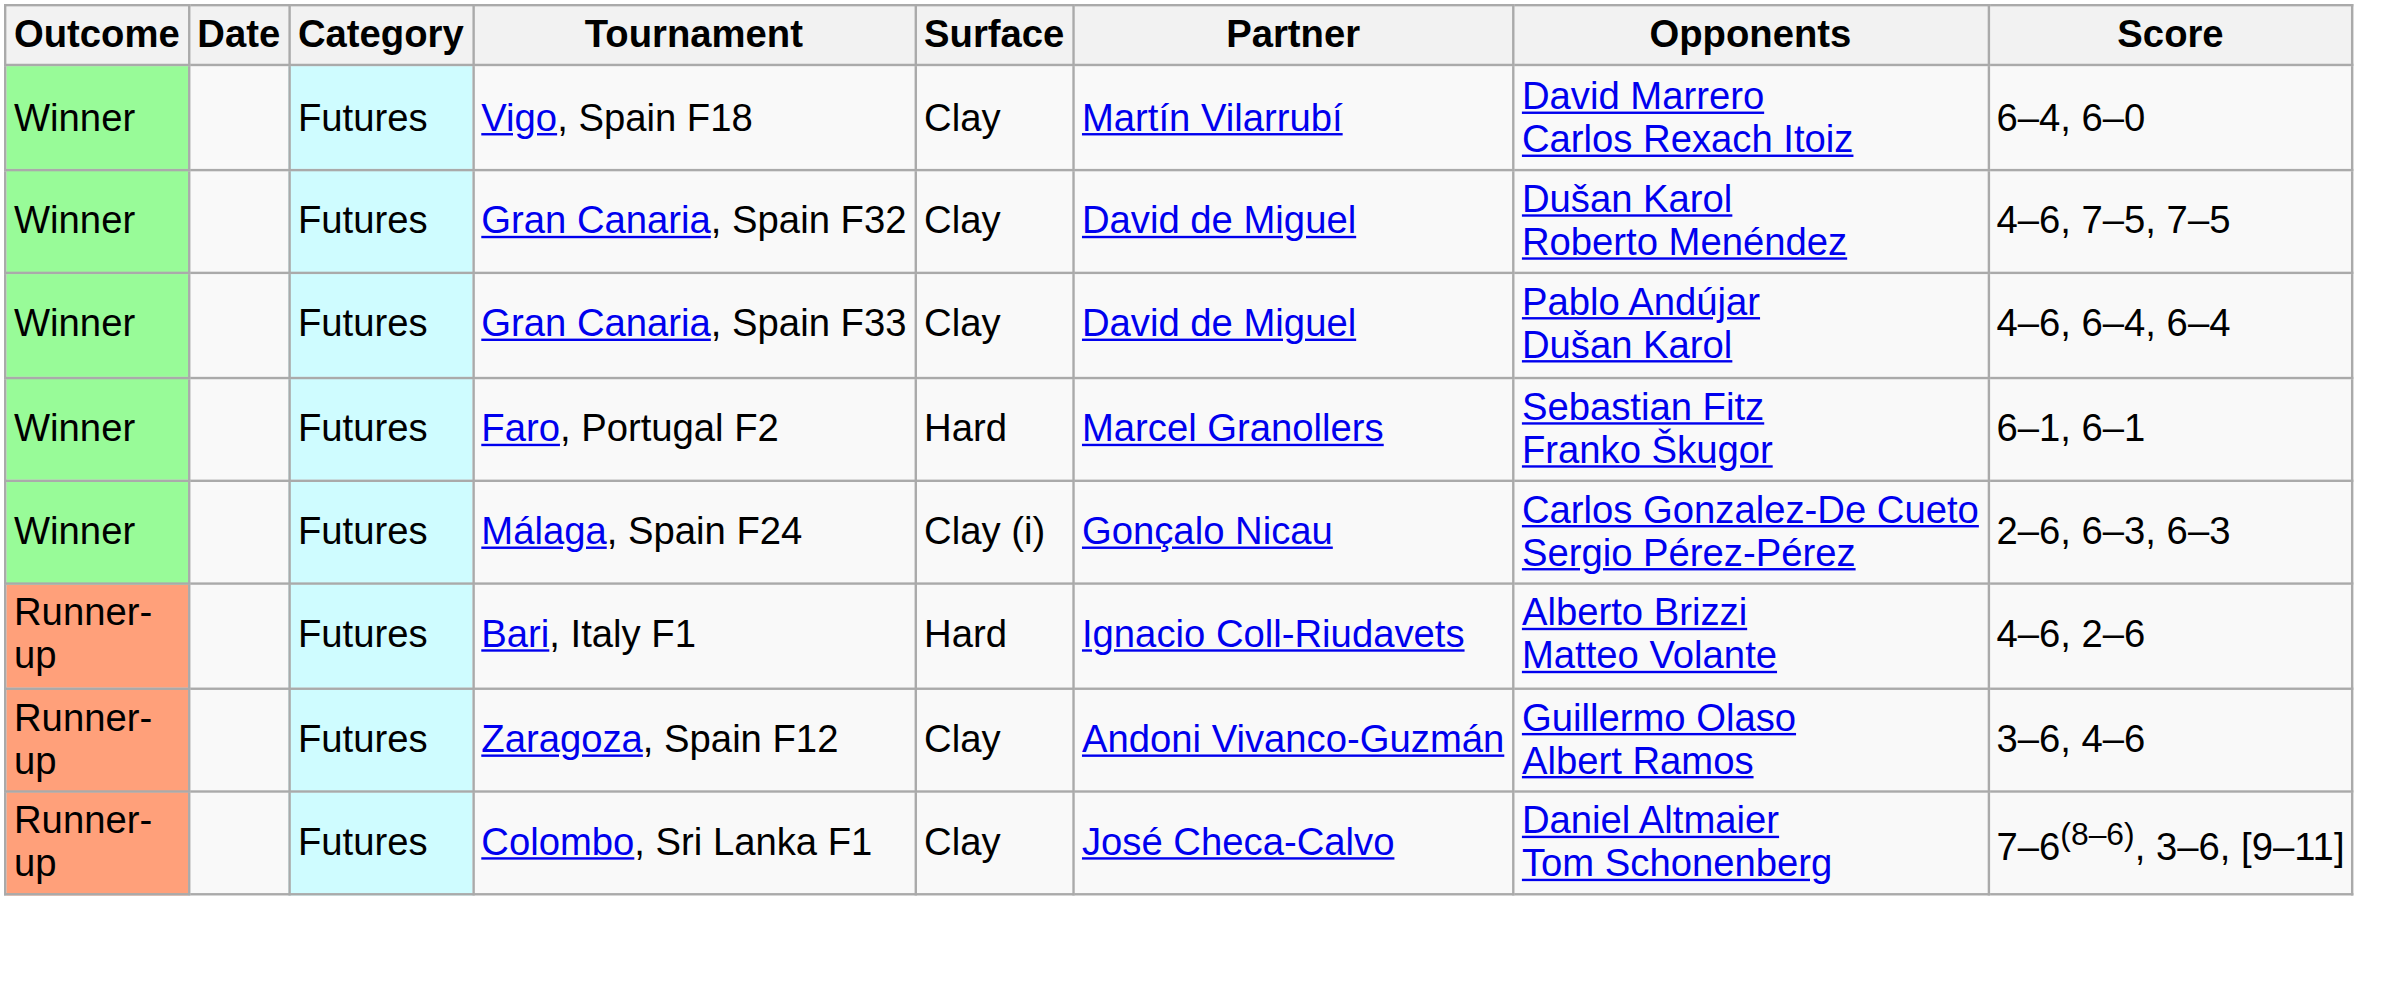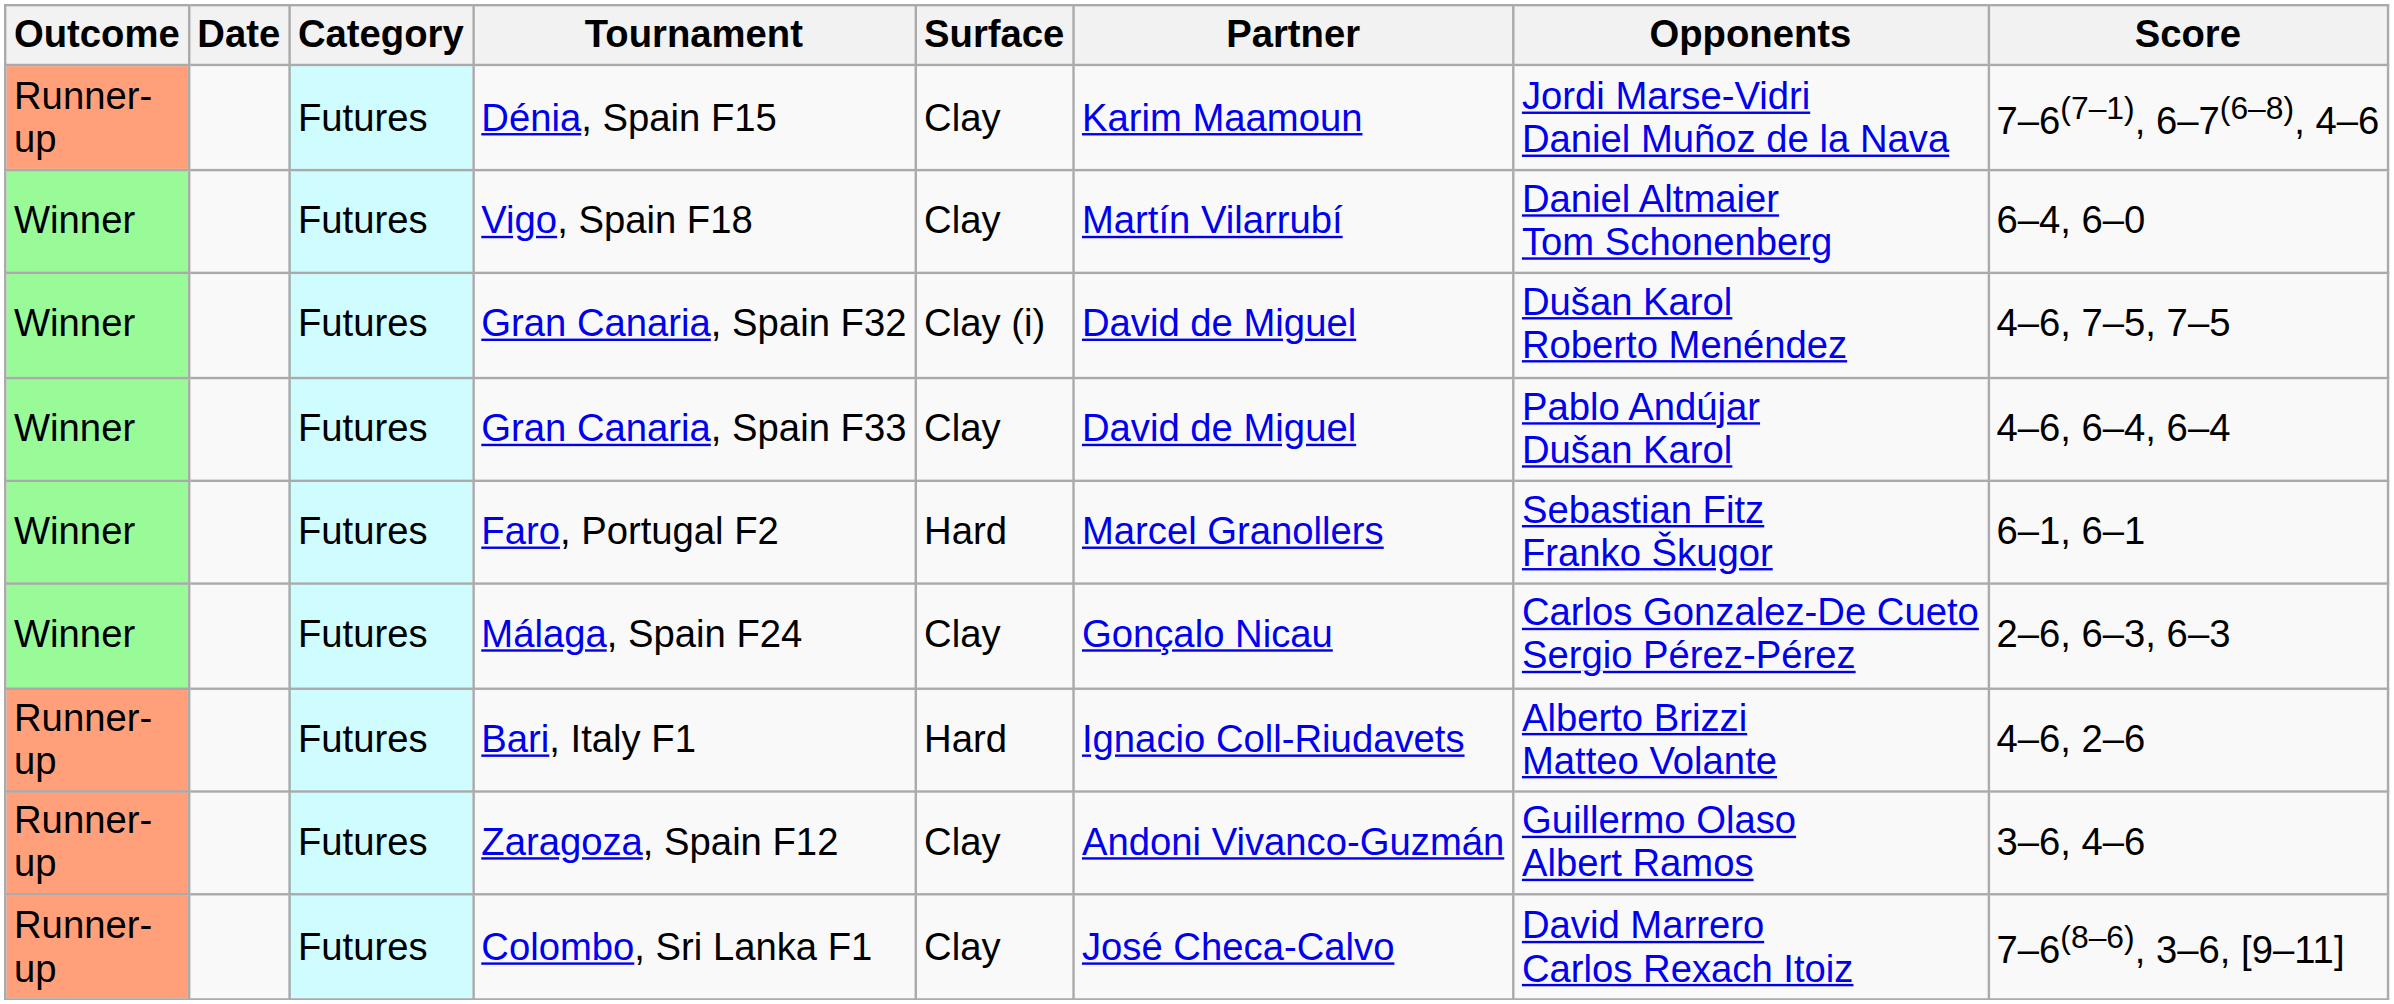+ row: (629, 116)
(1688, 116) David Marrero Carlos Rexach Itoiz -> (1677, 220) Daniel Altmaier Tom Schonenberg
(962, 220) Clay -> (985, 324) Clay (i)
(985, 531) Clay (i) -> (962, 635) Clay
(1677, 842) Daniel Altmaier Tom Schonenberg -> (1688, 946) David Marrero Carlos Rexach Itoiz
